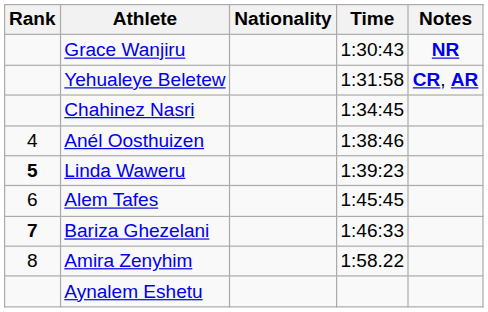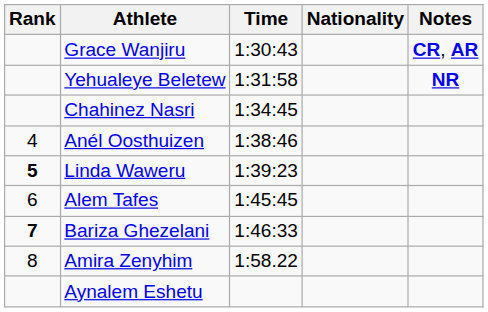columns swapped: (283, 19) <-> (372, 19)
(446, 49) NR -> (446, 49) CR, AR
(446, 79) CR, AR -> (446, 79) NR
